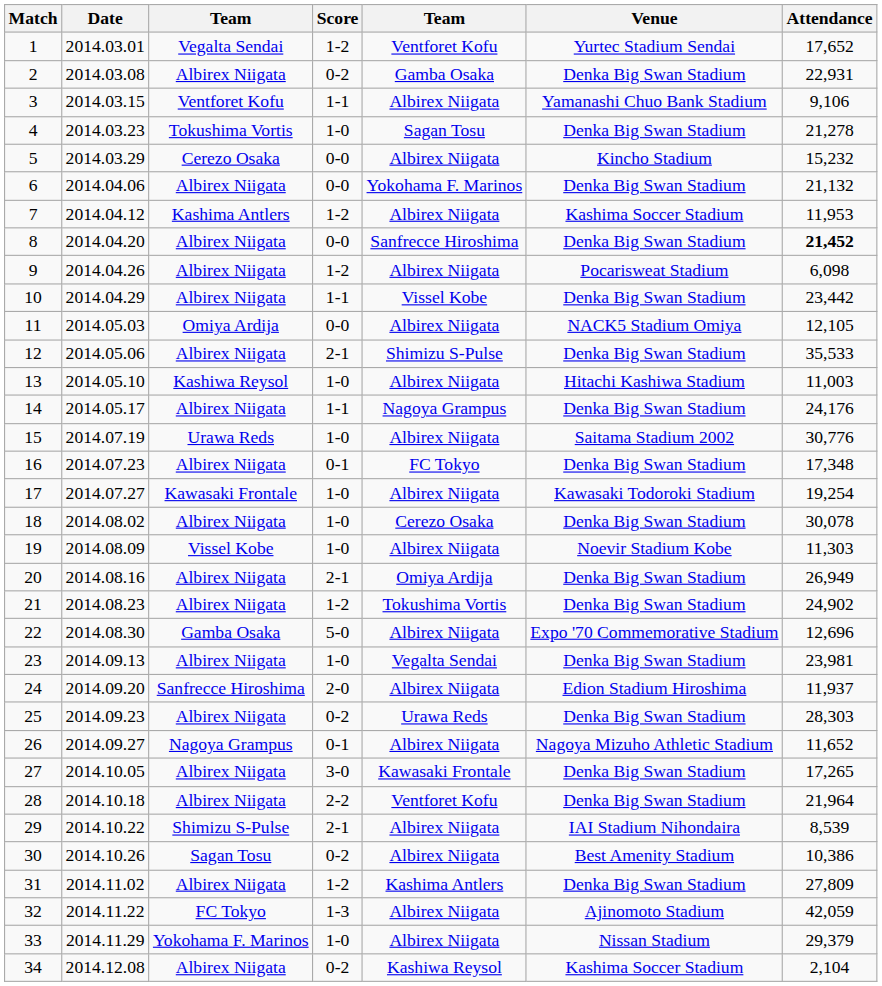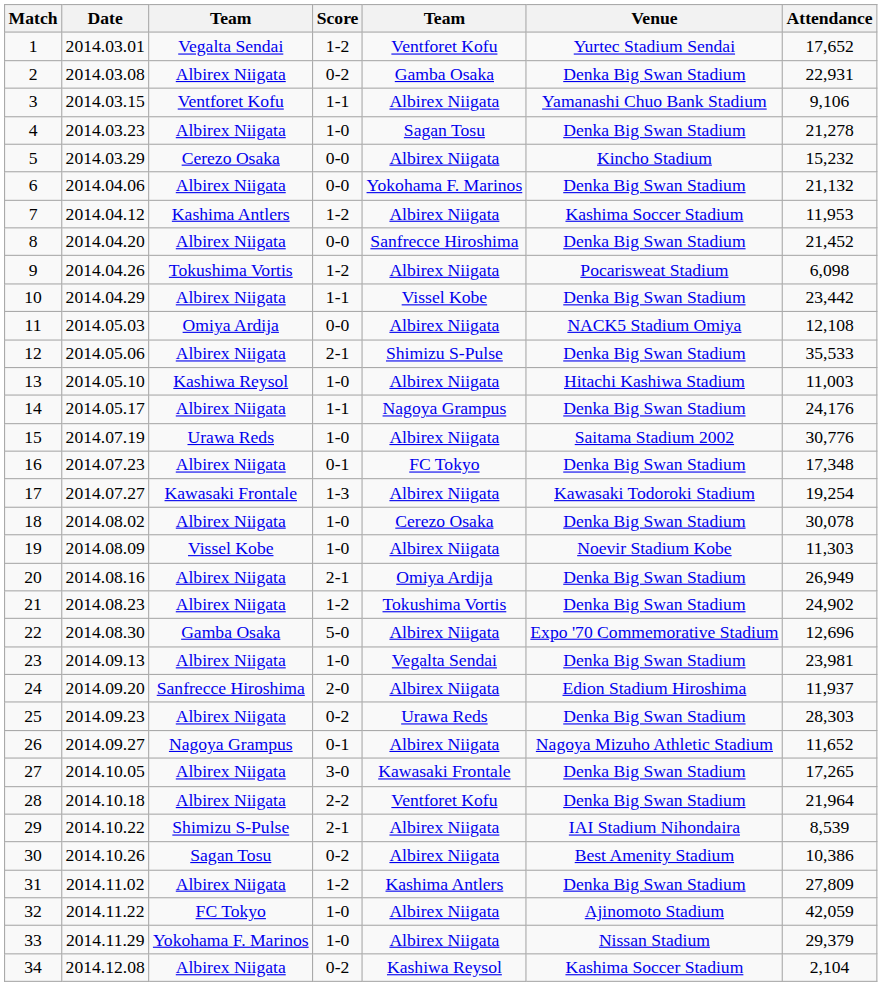(231, 130) Tokushima Vortis -> (231, 130) Albirex Niigata
(830, 241) bold -> (830, 241) normal
(231, 269) Albirex Niigata -> (231, 269) Tokushima Vortis
(830, 325) 12,105 -> (830, 325) 12,108
(338, 492) 1-0 -> (338, 492) 1-3
(338, 911) 1-3 -> (338, 911) 1-0
